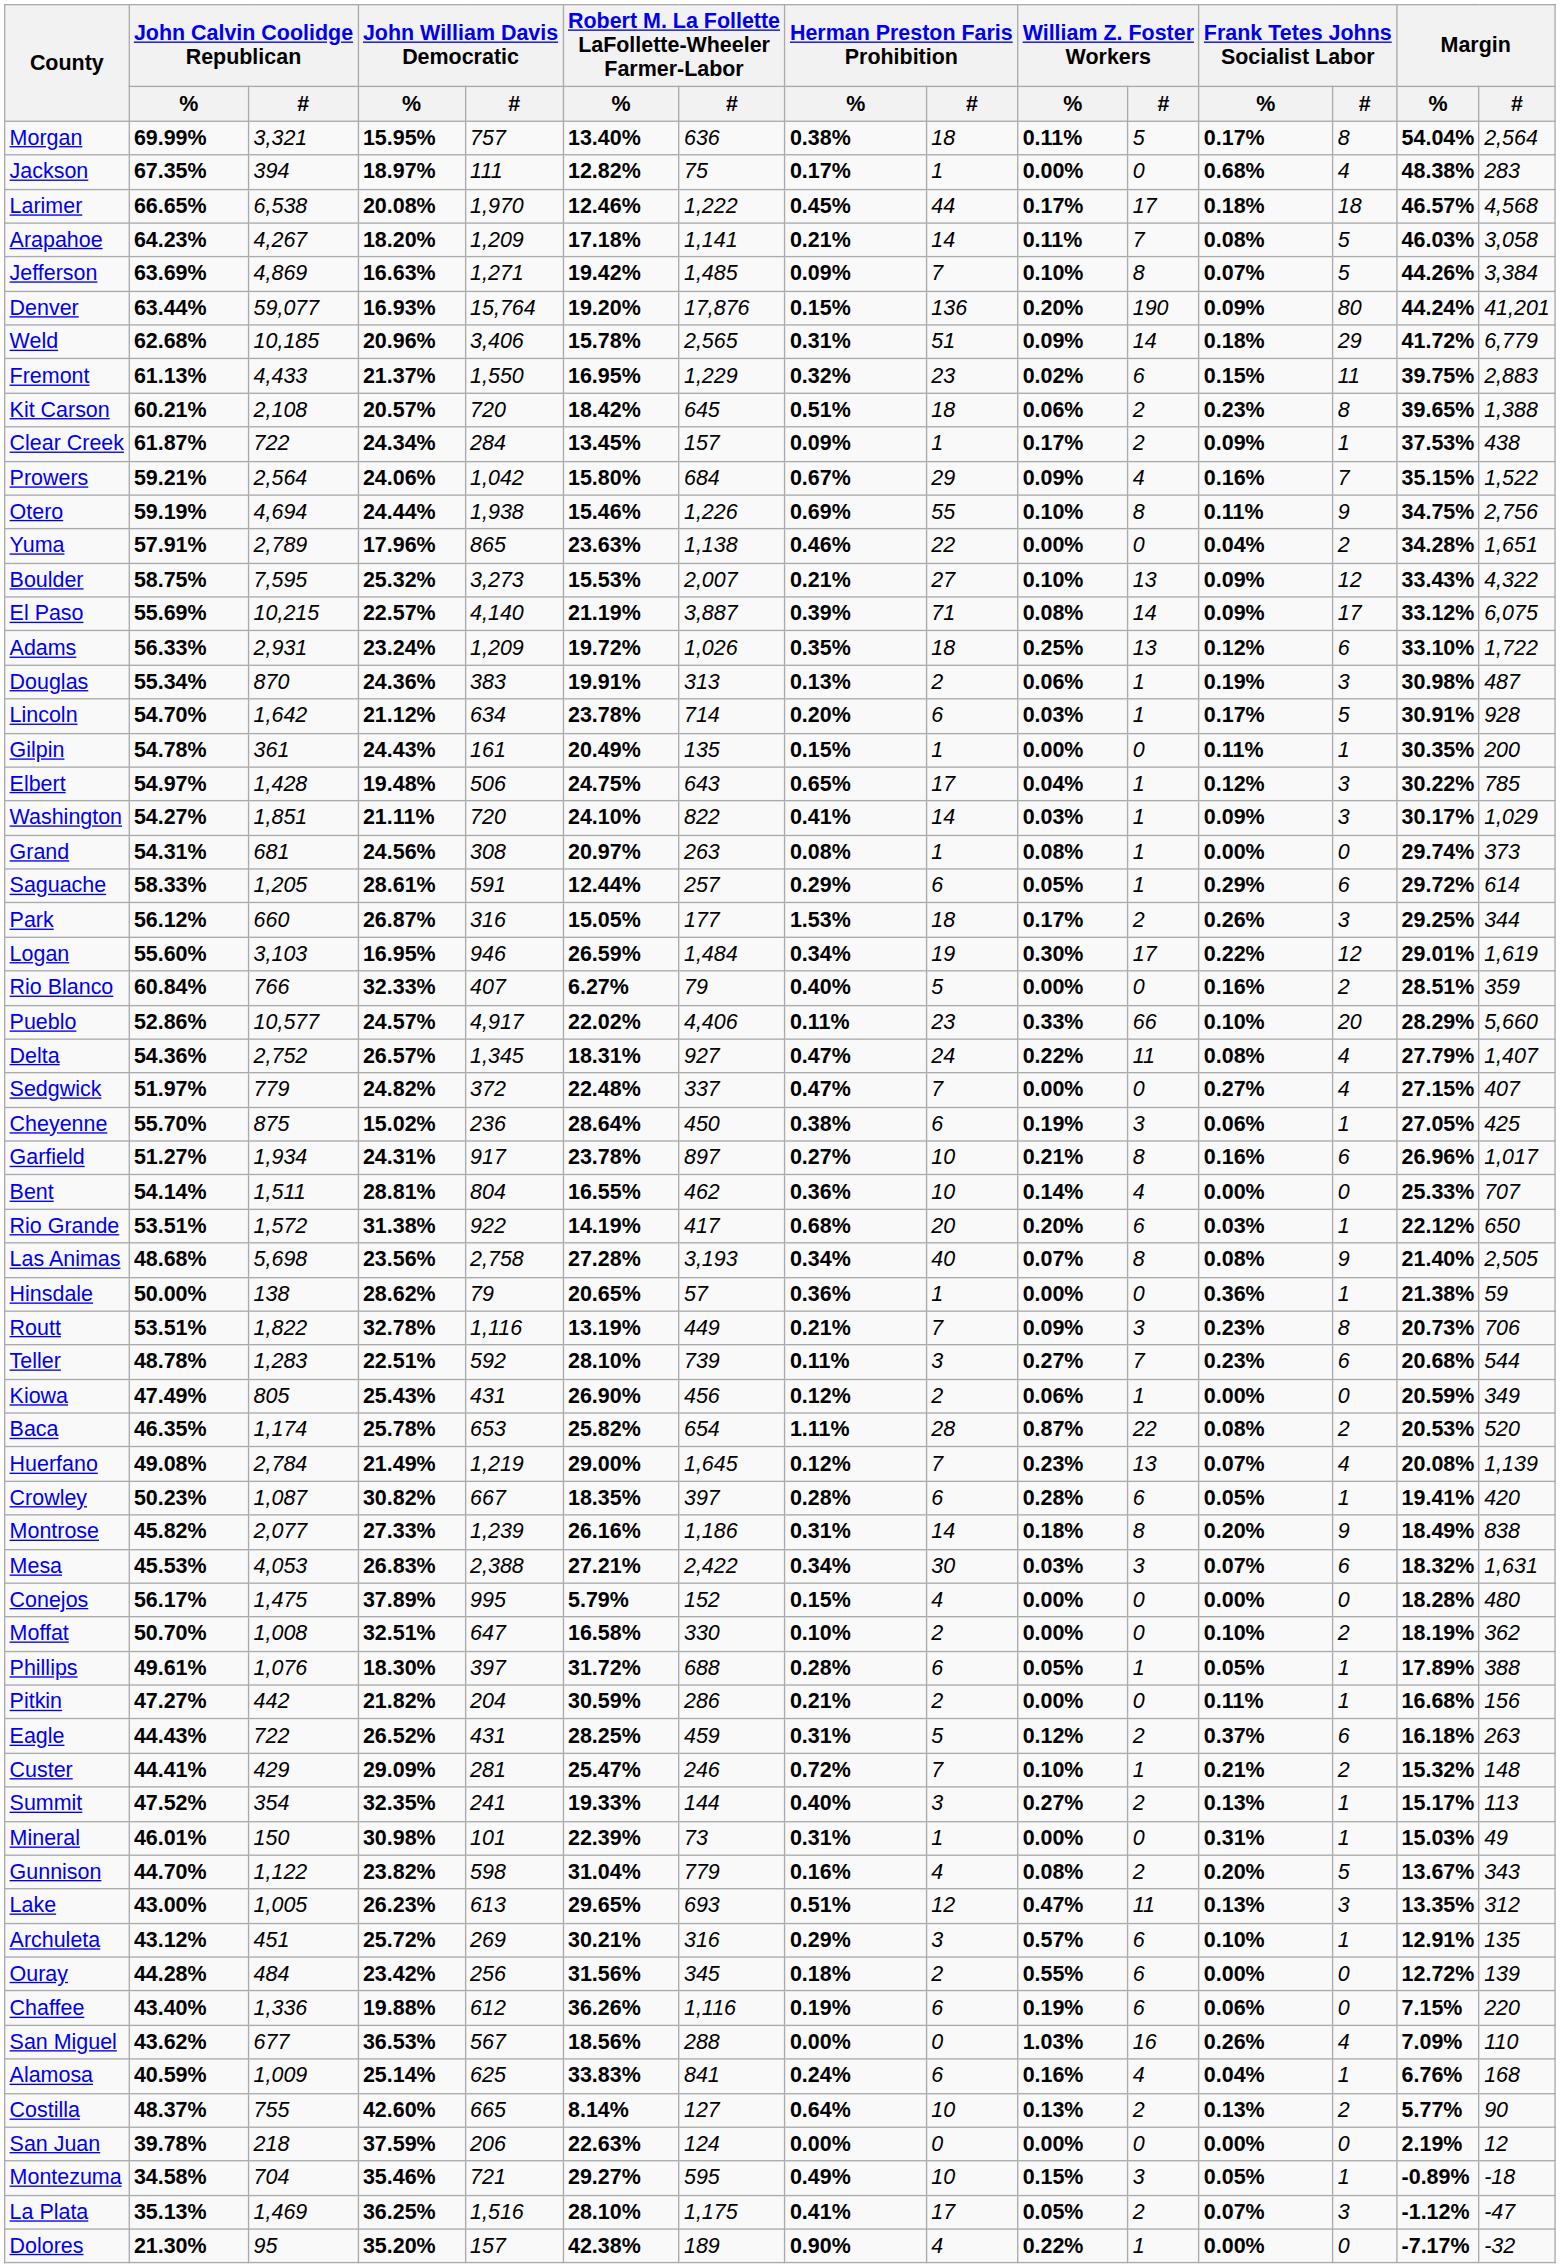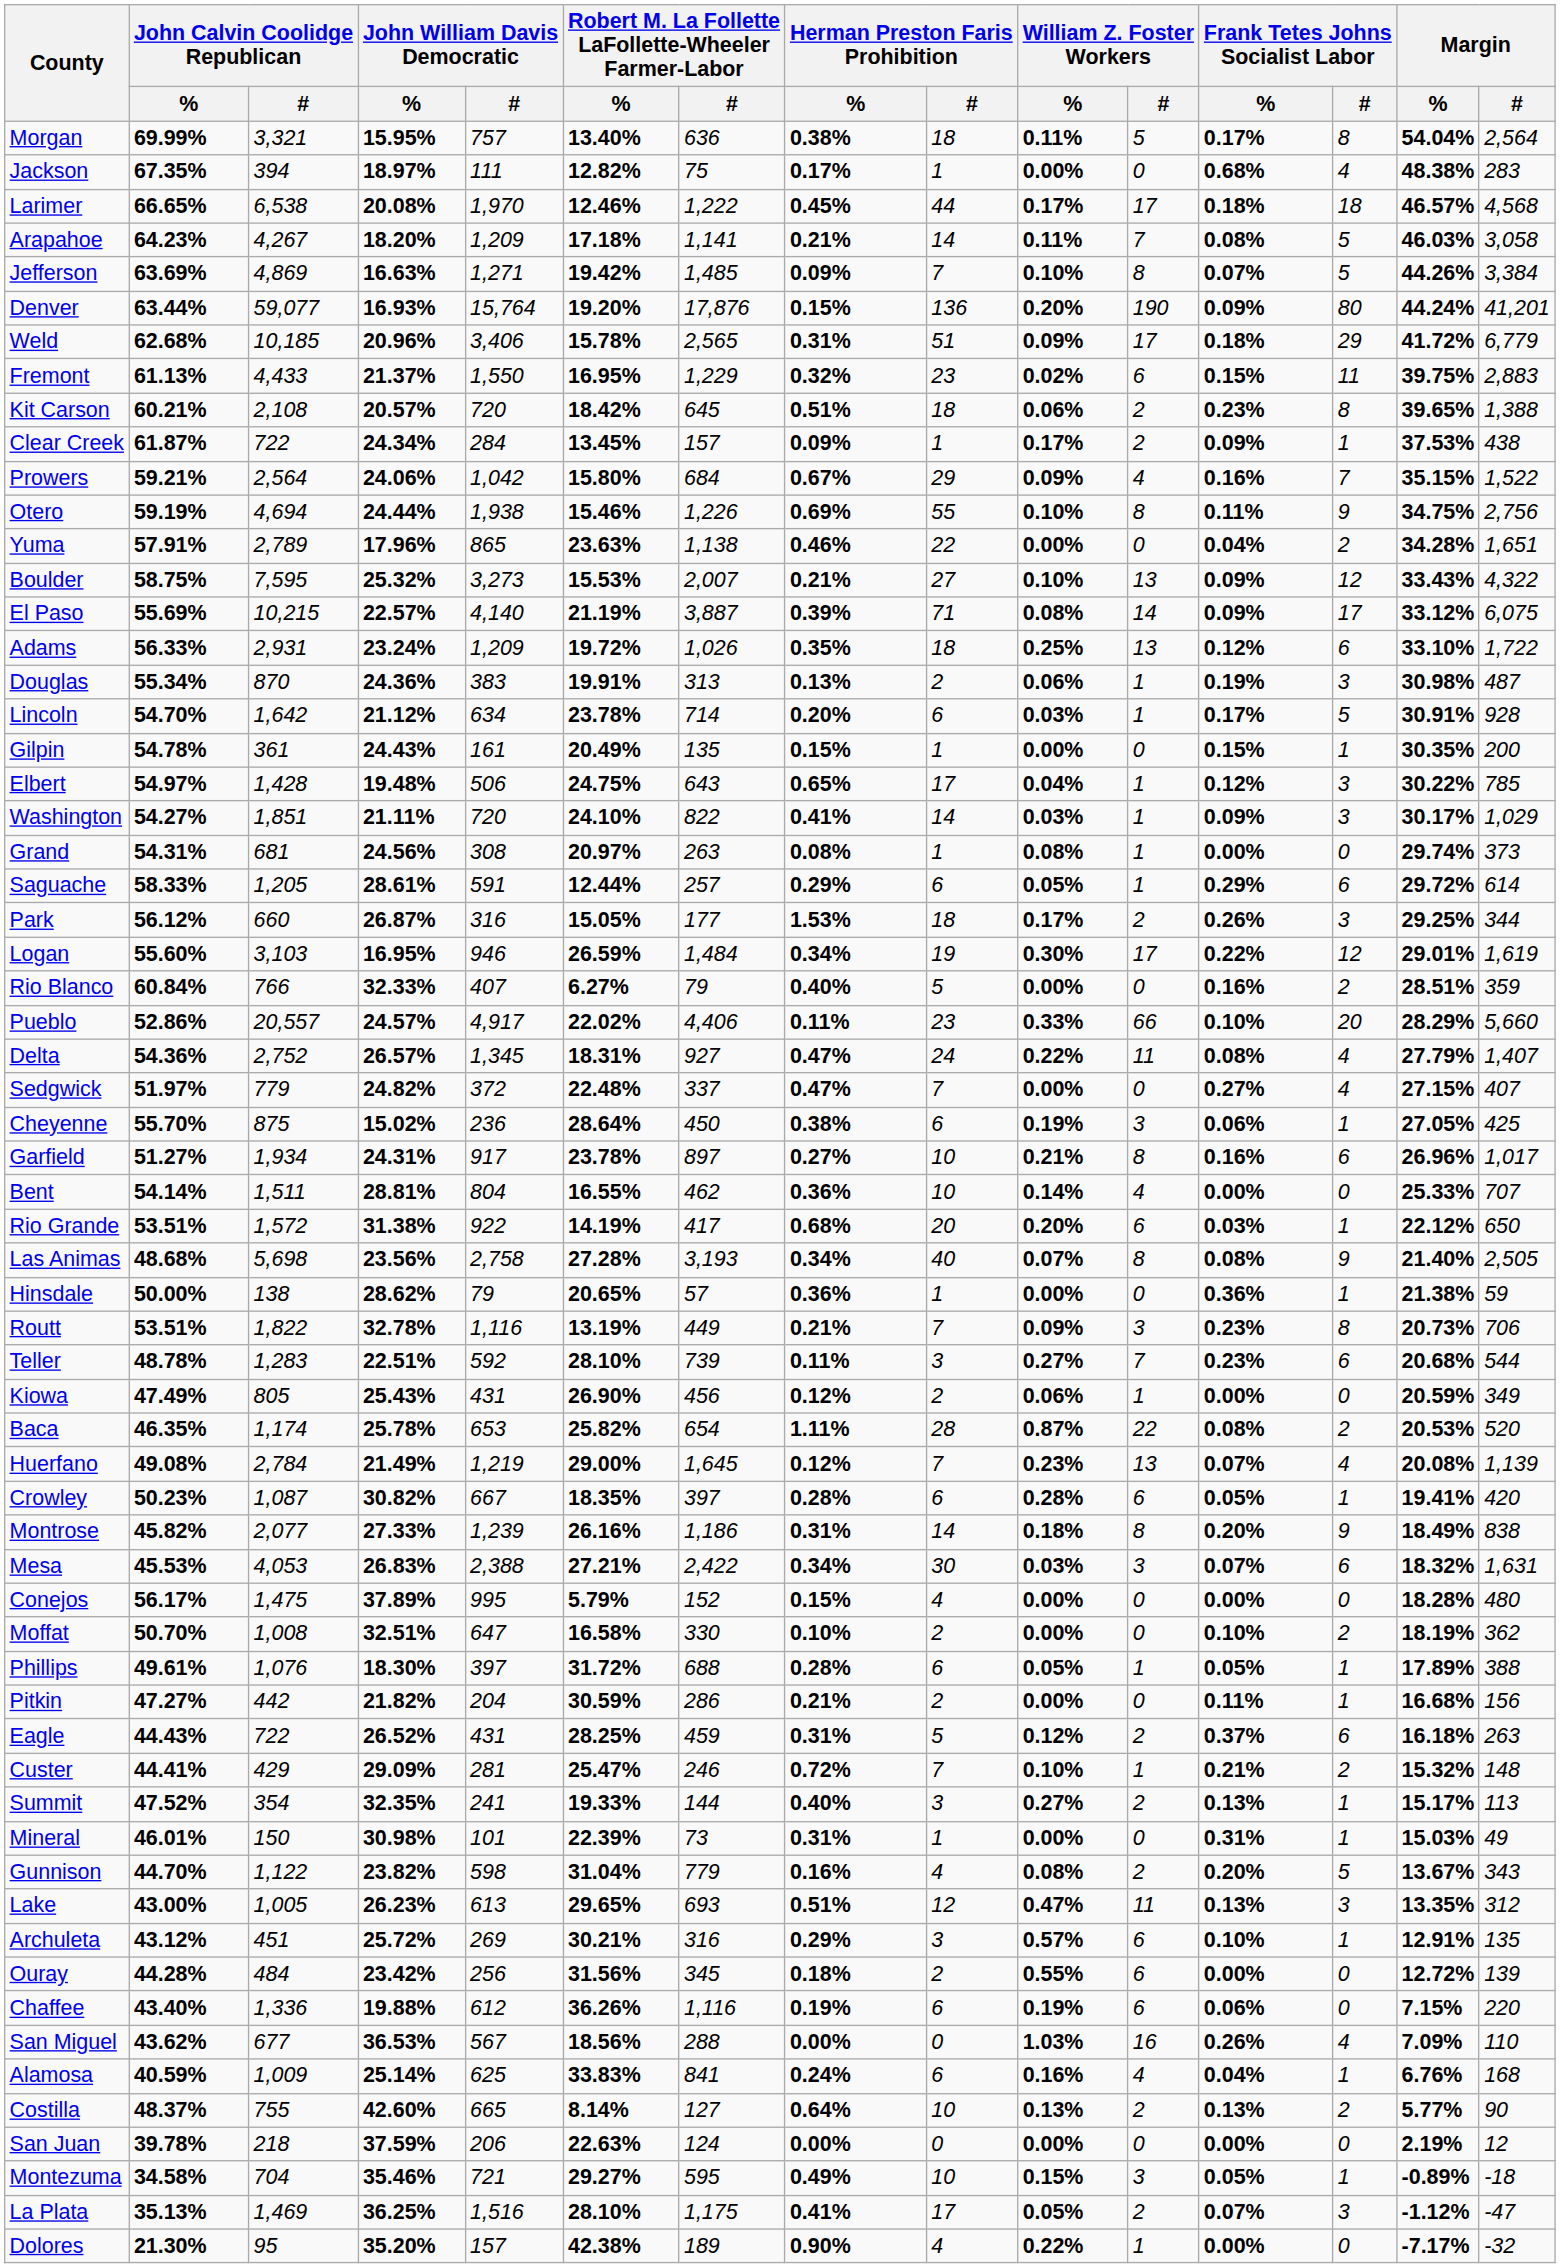(1145, 341) 14 -> (1145, 341) 17
(1234, 749) 0.11% -> (1234, 749) 0.15%
(286, 1021) 10,577 -> (286, 1021) 20,557
